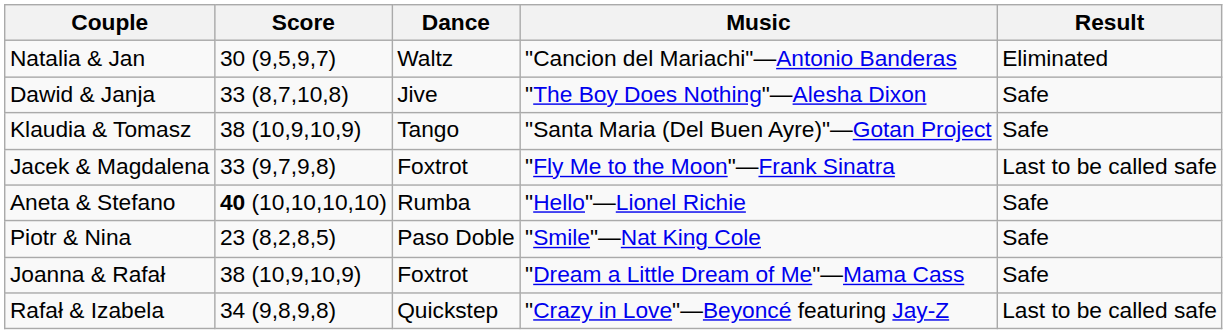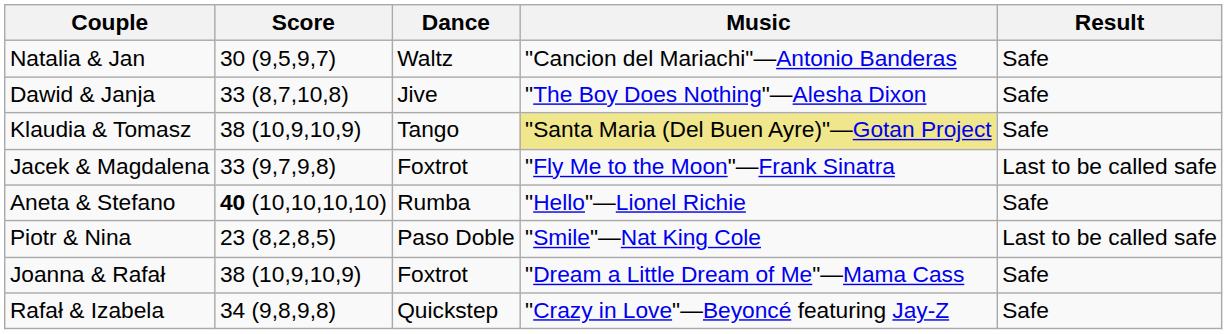(1055, 58) Eliminated -> (1026, 58) Safe
(758, 130) no background -> (758, 130) khaki background
(1026, 238) Safe -> (1109, 238) Last to be called safe
(1109, 310) Last to be called safe -> (1026, 310) Safe
